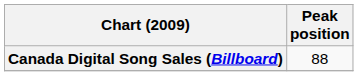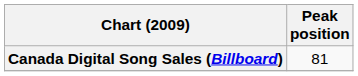(320, 58) 88 -> (320, 58) 81
